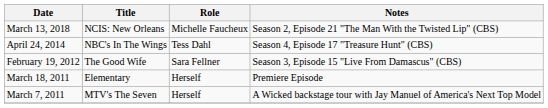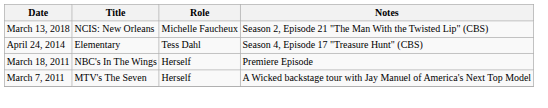(126, 45) NBC's In The Wings -> (97, 45) Elementary
- row: (43, 62)
(107, 78) Elementary -> (116, 62) NBC's In The Wings
